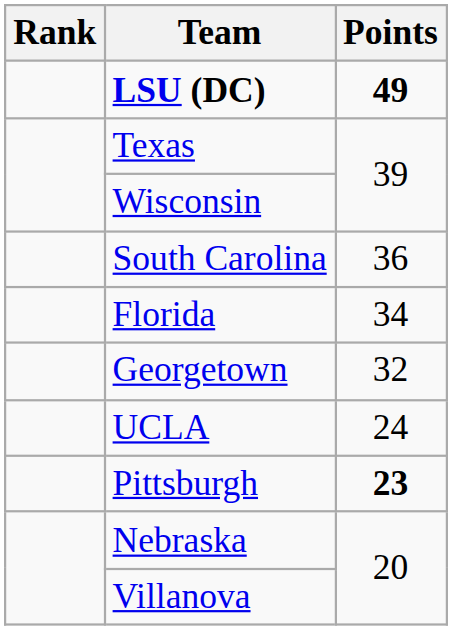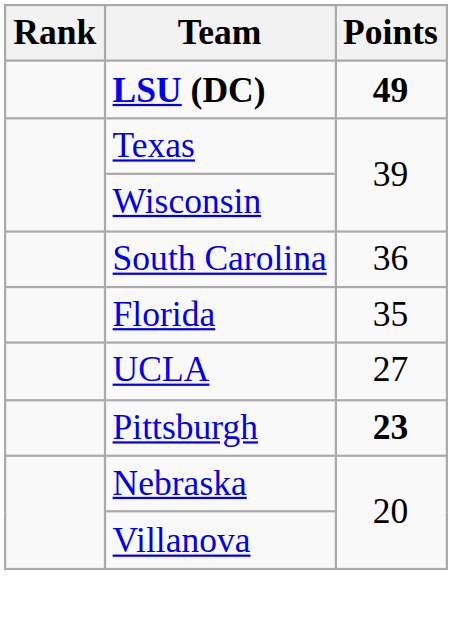(390, 314) 34 -> (390, 314) 35
- row: (200, 370)
(390, 426) 24 -> (390, 370) 27
